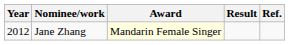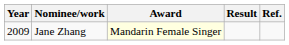(18, 31) 2012 -> (18, 31) 2009
